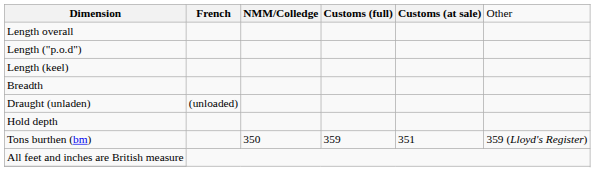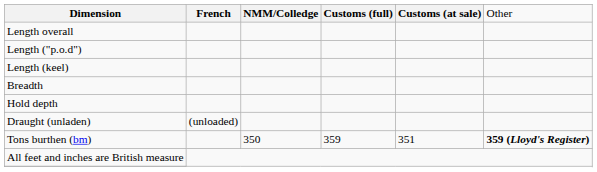rows swapped: (32, 121) <-> (49, 103)
(537, 139) normal -> (538, 139) bold
